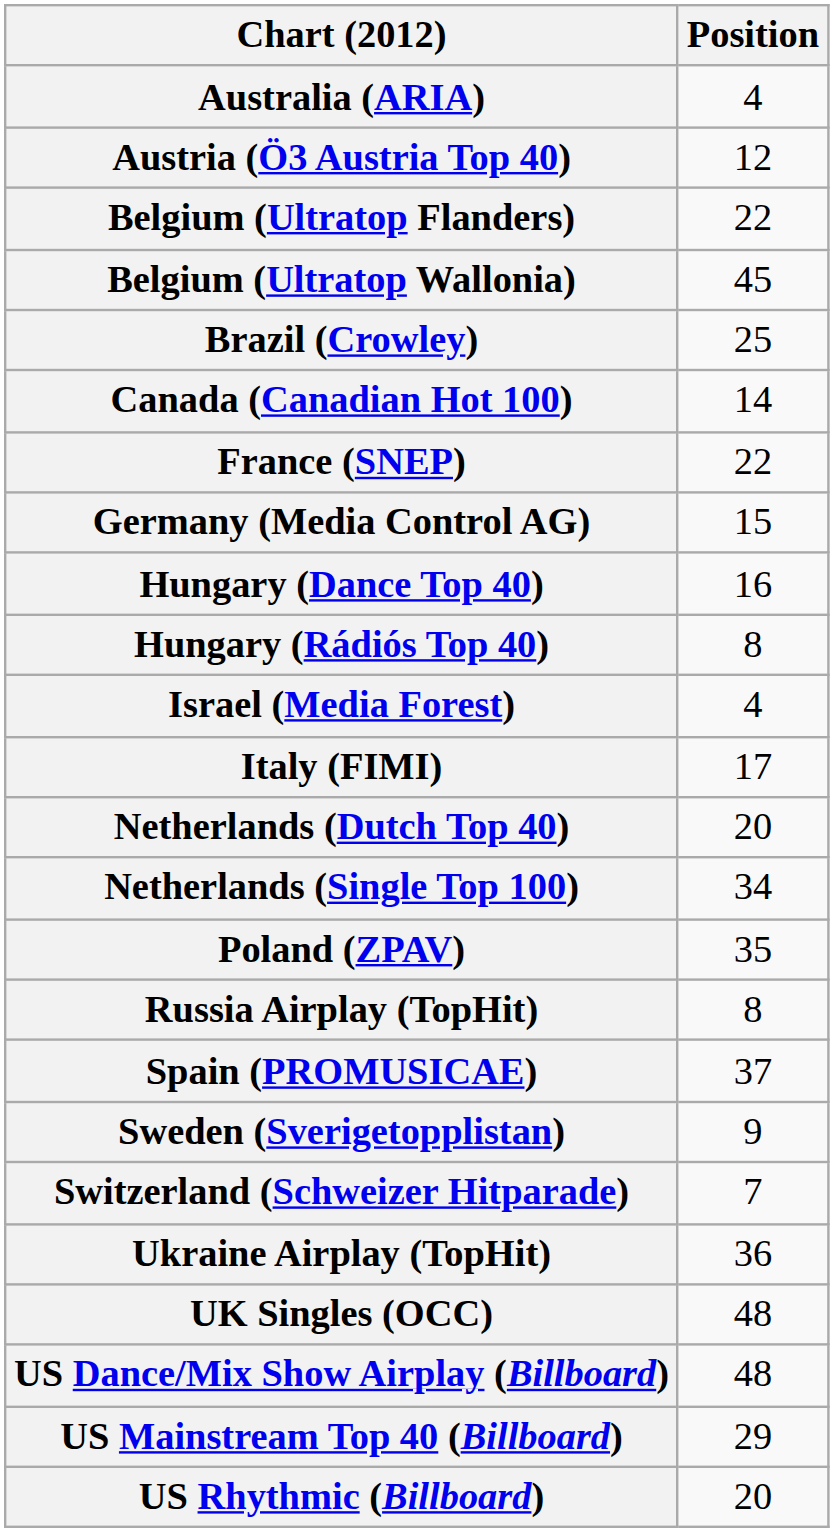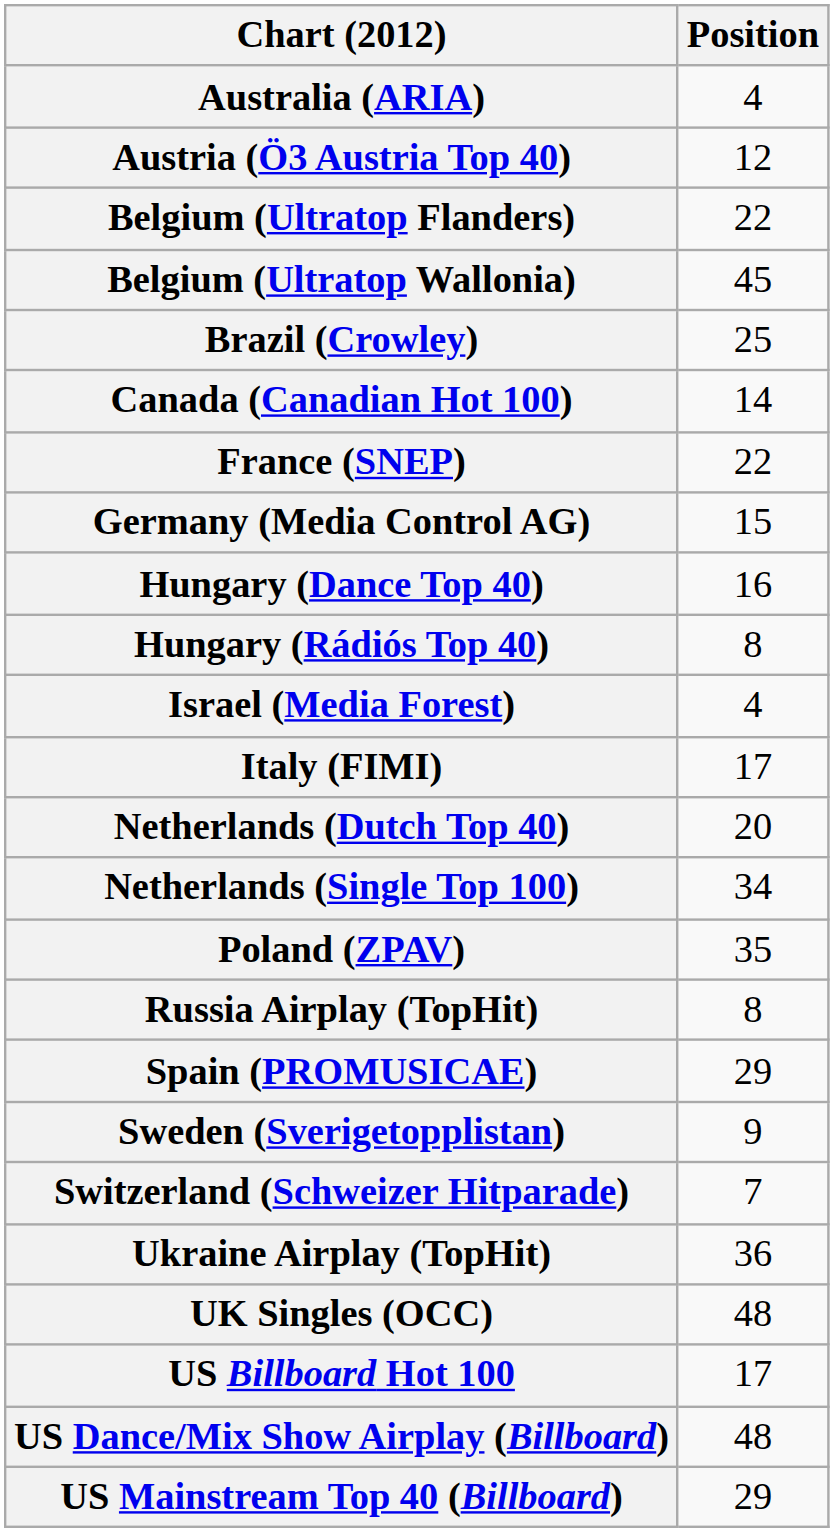(753, 1070) 37 -> (753, 1070) 29
+ row: (342, 1374)
- row: (342, 1496)
